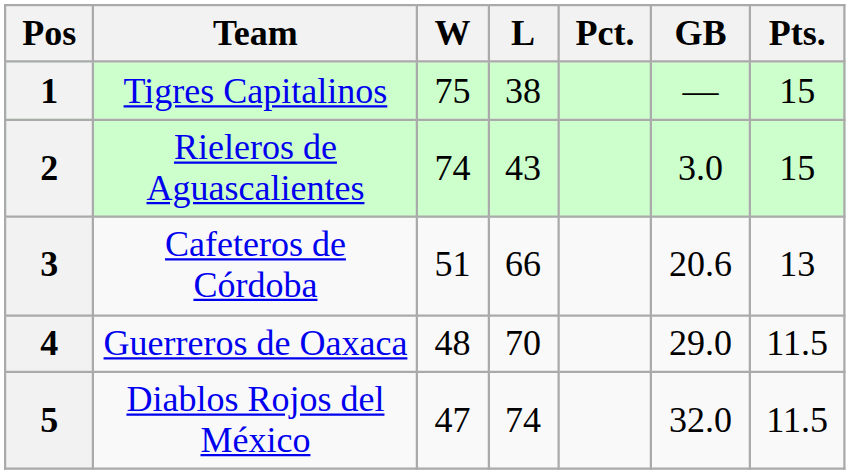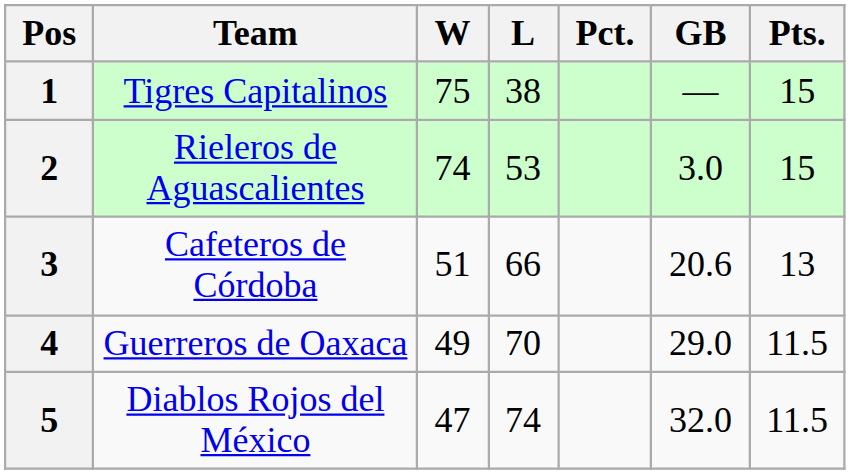(523, 167) 43 -> (523, 167) 53
(453, 342) 48 -> (453, 342) 49
